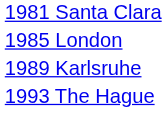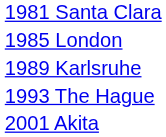+ row: (52, 123)
